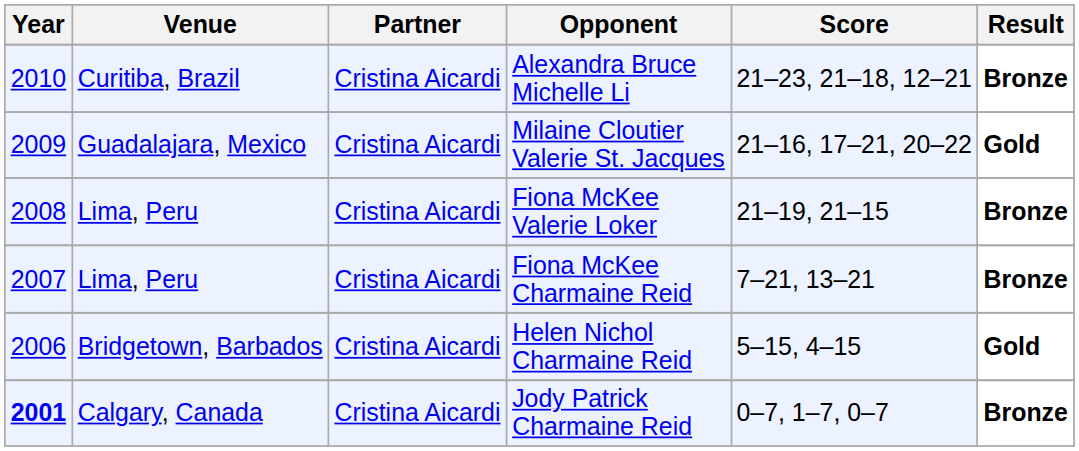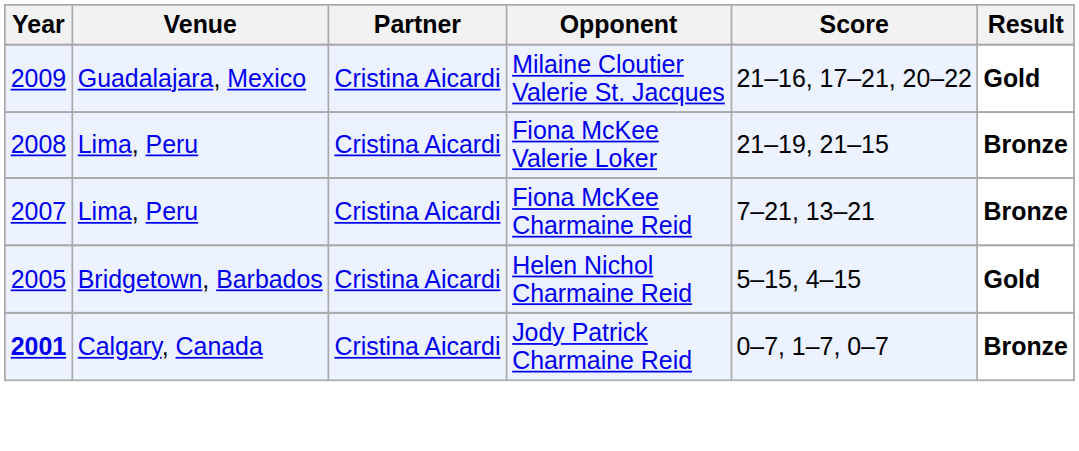- row: (604, 78)
(38, 346) 2006 -> (38, 279) 2005
